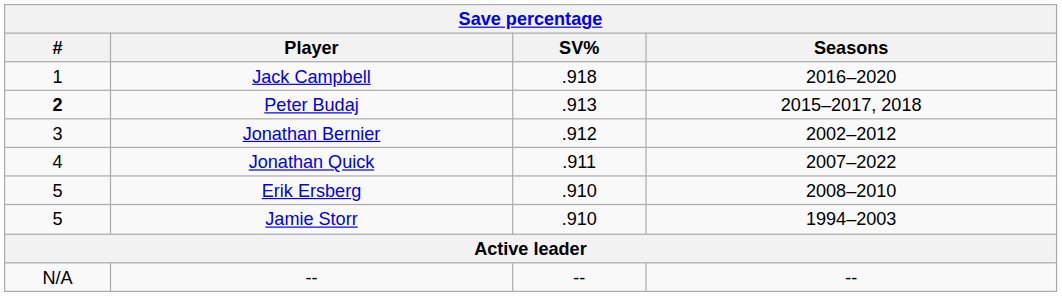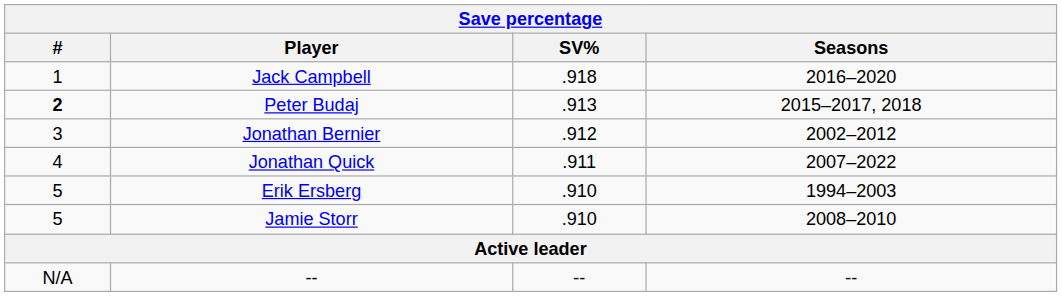(851, 191) 2008–2010 -> (851, 191) 1994–2003
(851, 220) 1994–2003 -> (851, 220) 2008–2010
